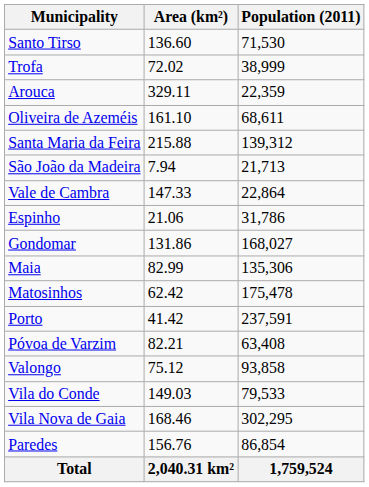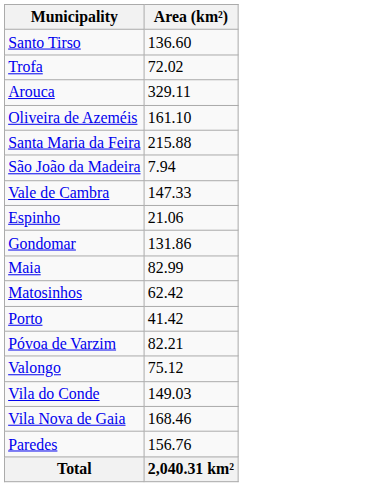- column: (301, 17)
